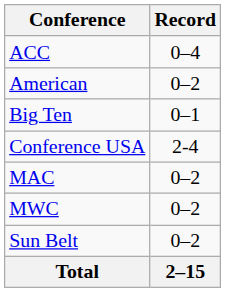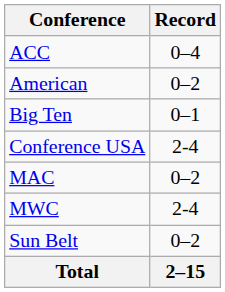(185, 209) 0–2 -> (185, 209) 2-4
